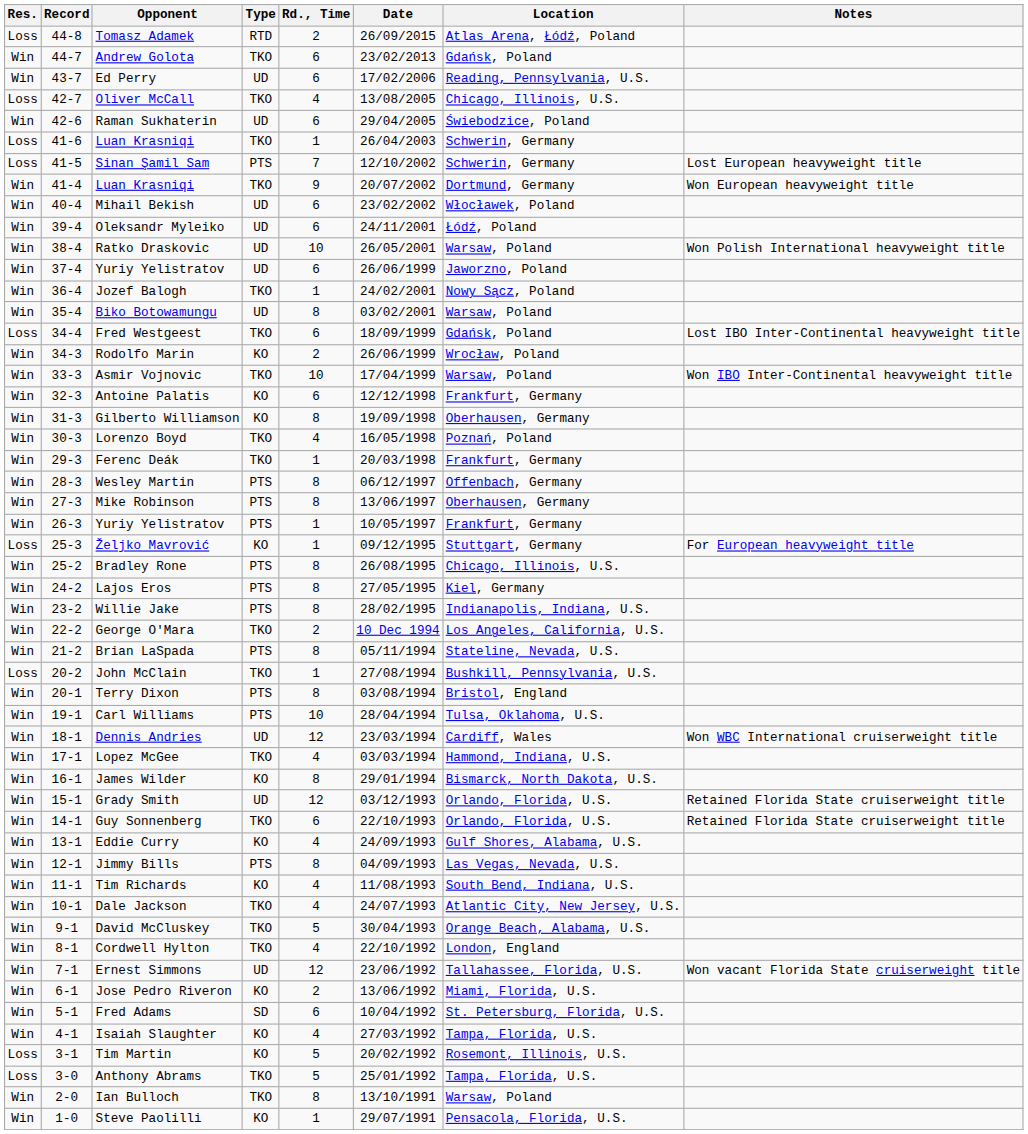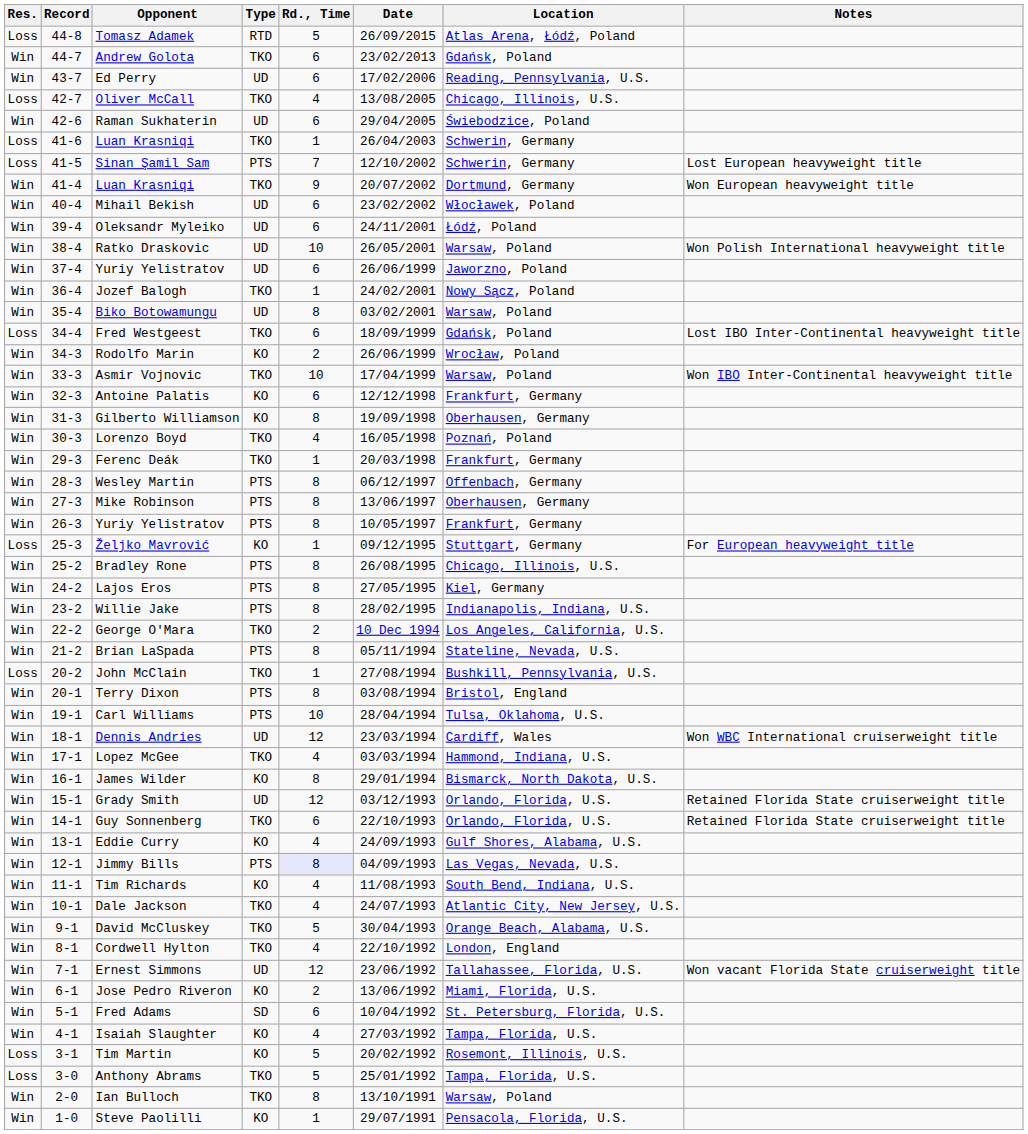(316, 36) 2 -> (316, 36) 5
(316, 524) 1 -> (316, 524) 8
(316, 864) no background -> (316, 864) lavender background
